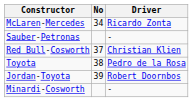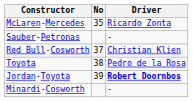(99, 24) 34 -> (99, 24) 35
(144, 77) normal -> (144, 77) bold
